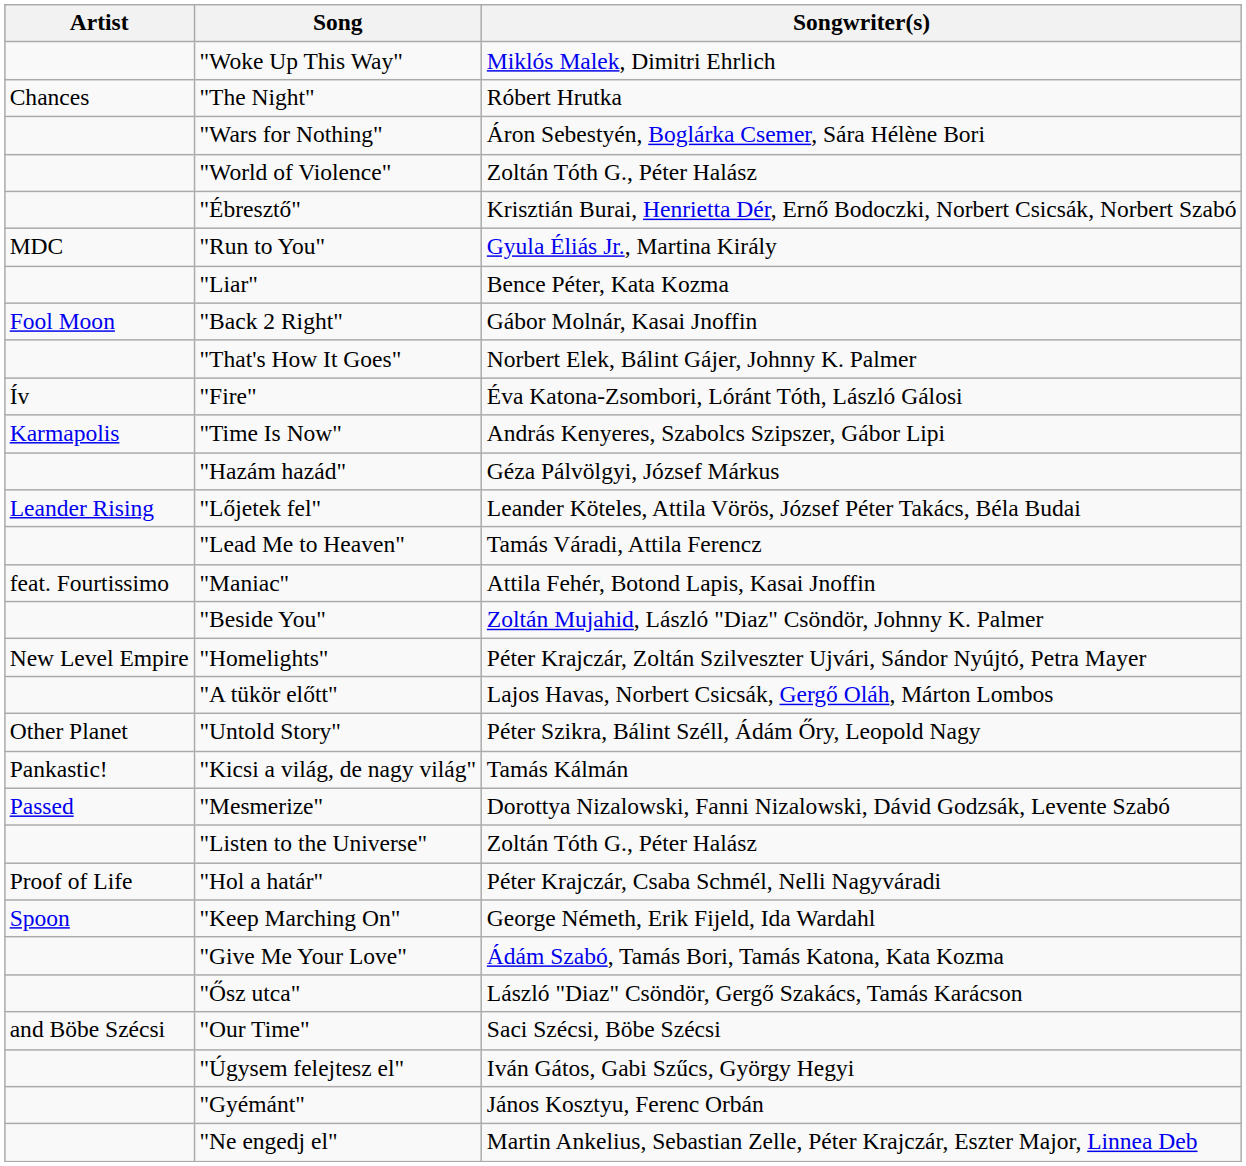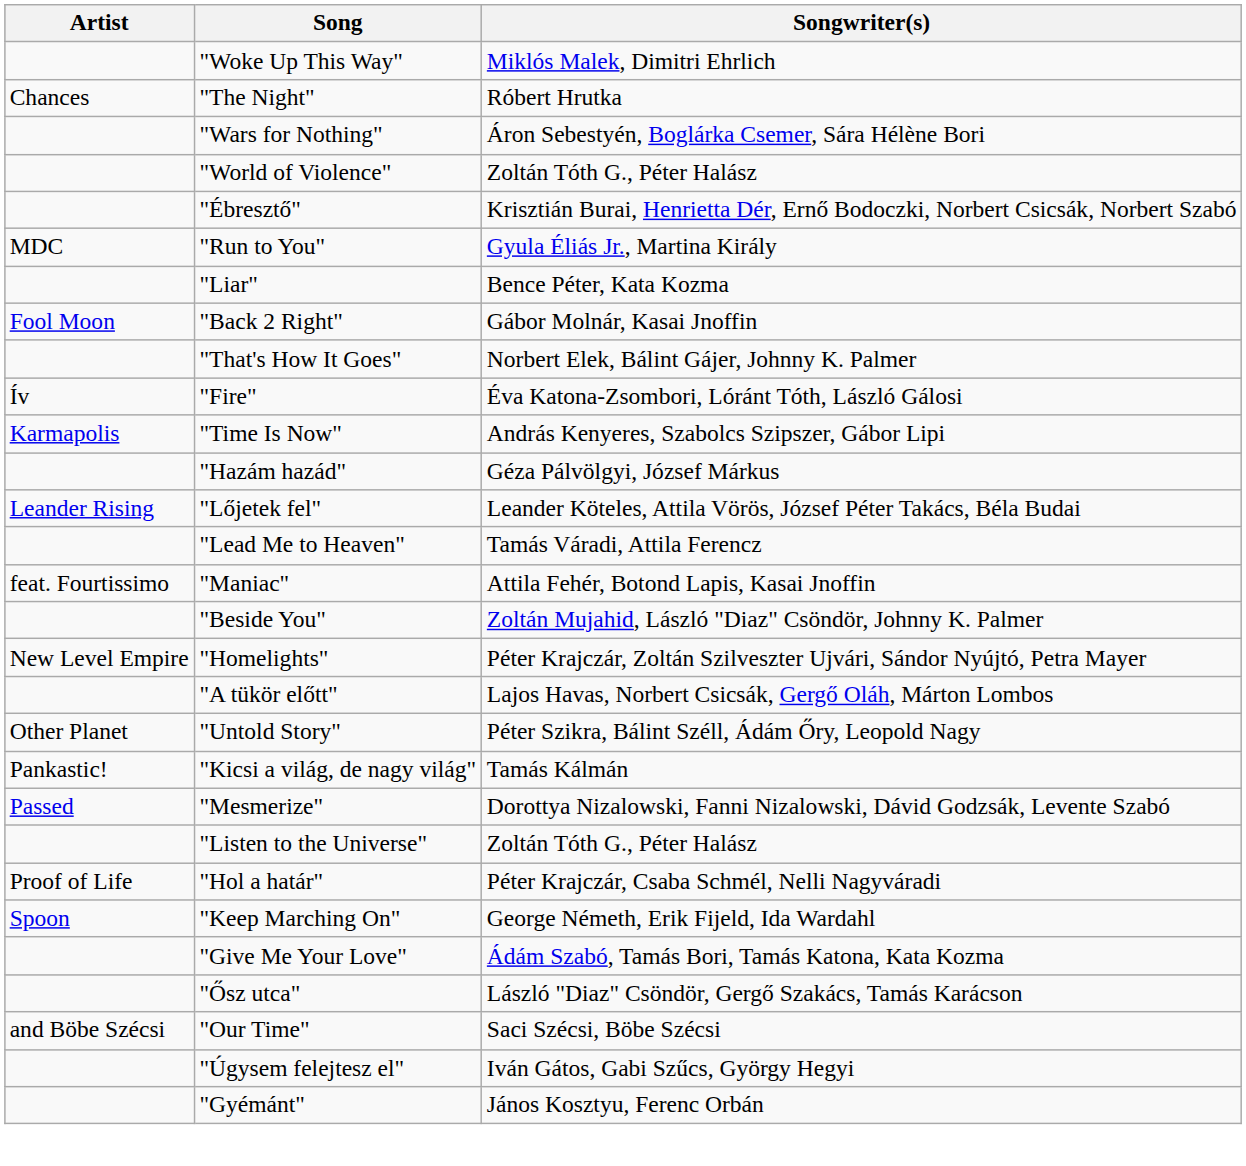- row: (269, 1142)
